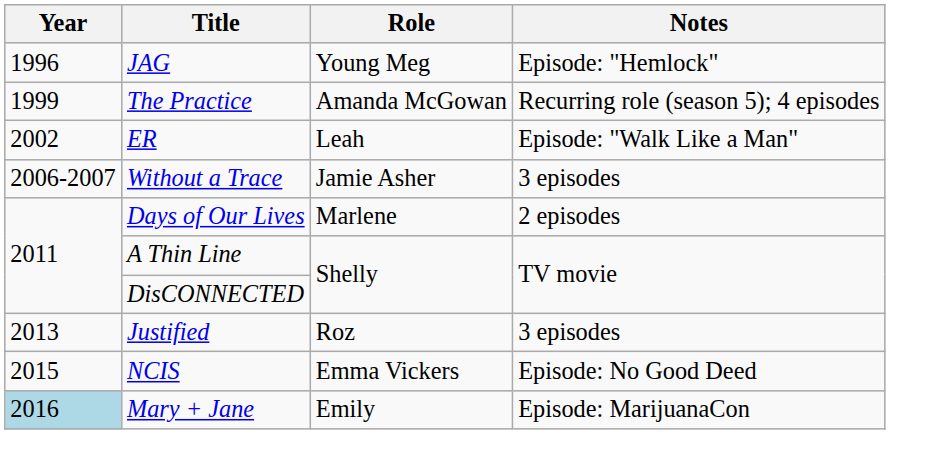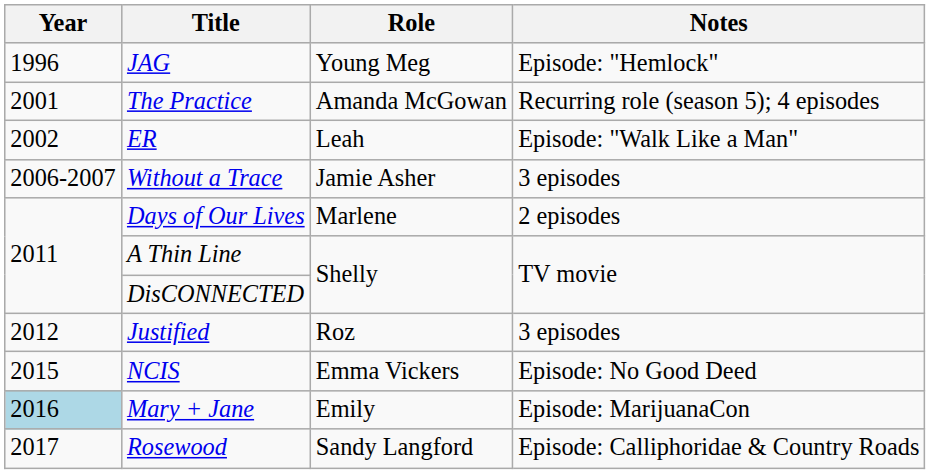(35, 100) 1999 -> (35, 100) 2001
(35, 332) 2013 -> (35, 332) 2012
+ row: (177, 448)
